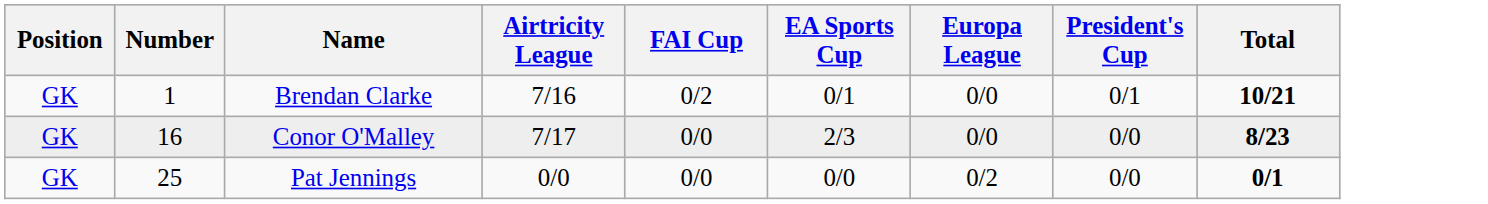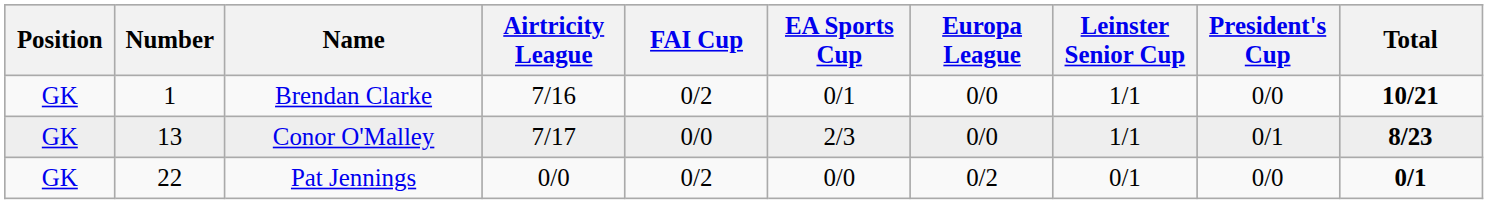+ column: (1125, 39)
(1125, 95) 0/1 -> (1268, 95) 0/0
(170, 136) 16 -> (170, 136) 13
(1125, 136) 0/0 -> (1268, 136) 0/1
(170, 178) 25 -> (170, 178) 22
(697, 178) 0/0 -> (697, 178) 0/2
